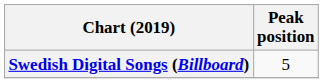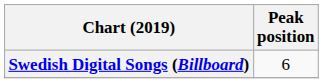(286, 63) 5 -> (286, 63) 6
